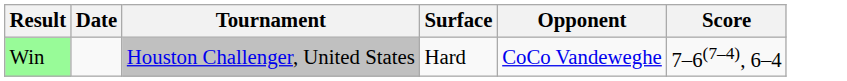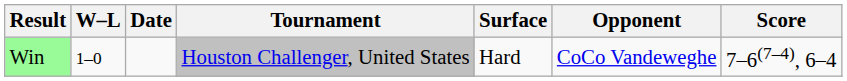+ column: (98, 20)
